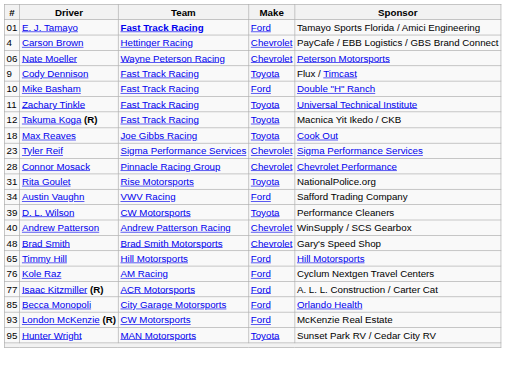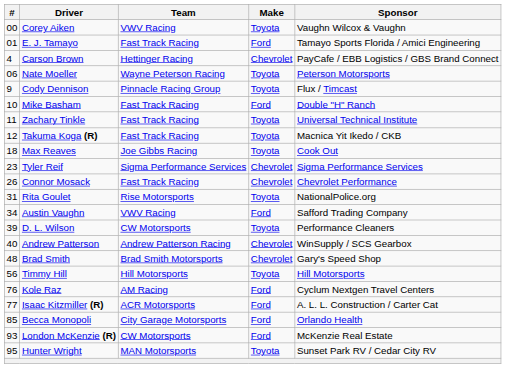+ row: (48, 28)
(162, 28) bold -> (160, 43) normal
(272, 58) Chevrolet -> (265, 74) Toyota
(160, 74) Fast Track Racing -> (170, 89) Pinnacle Racing Group
(12, 166) 28 -> (12, 182) 26
(170, 166) Pinnacle Racing Group -> (160, 182) Fast Track Racing
(12, 259) 65 -> (12, 274) 56
(261, 259) Ford -> (265, 274) Toyota
